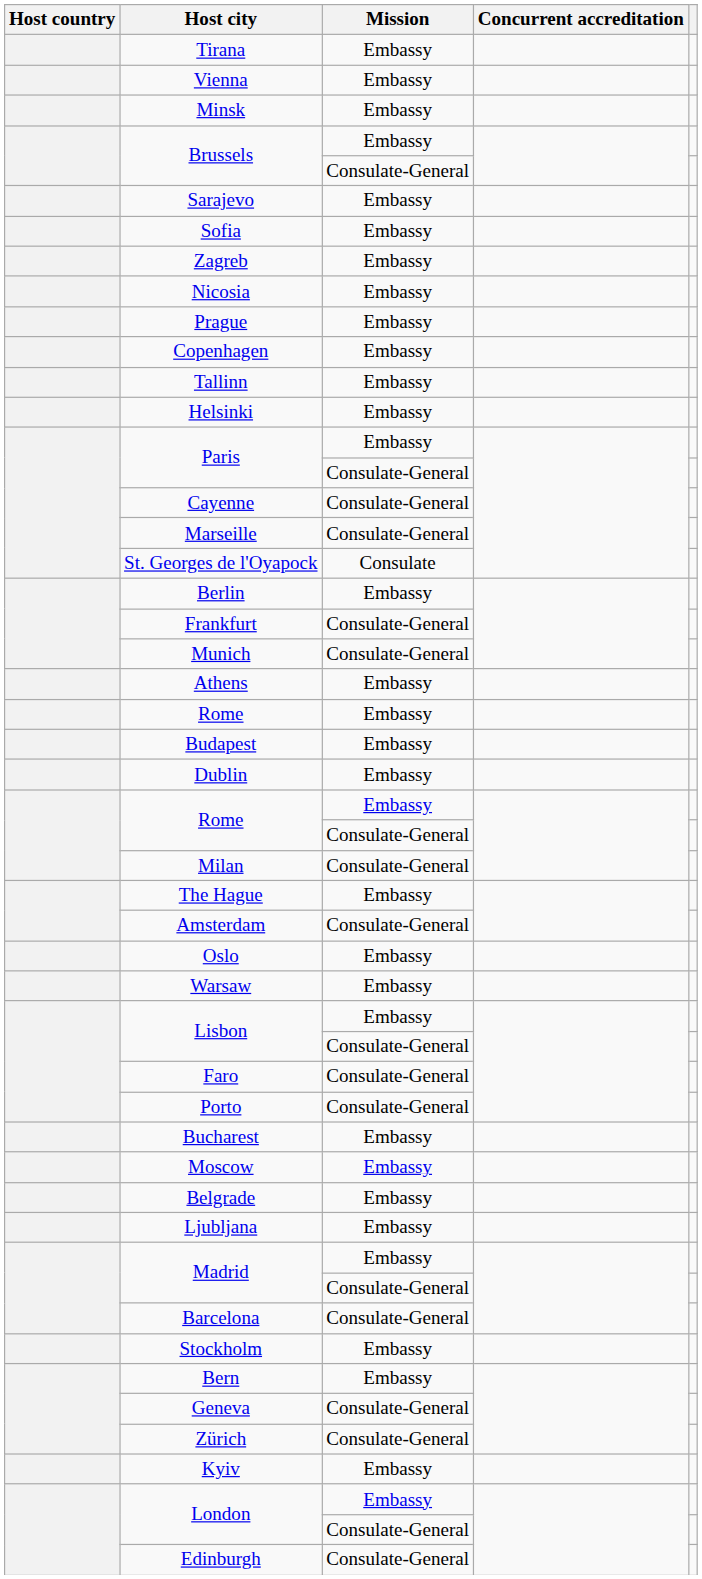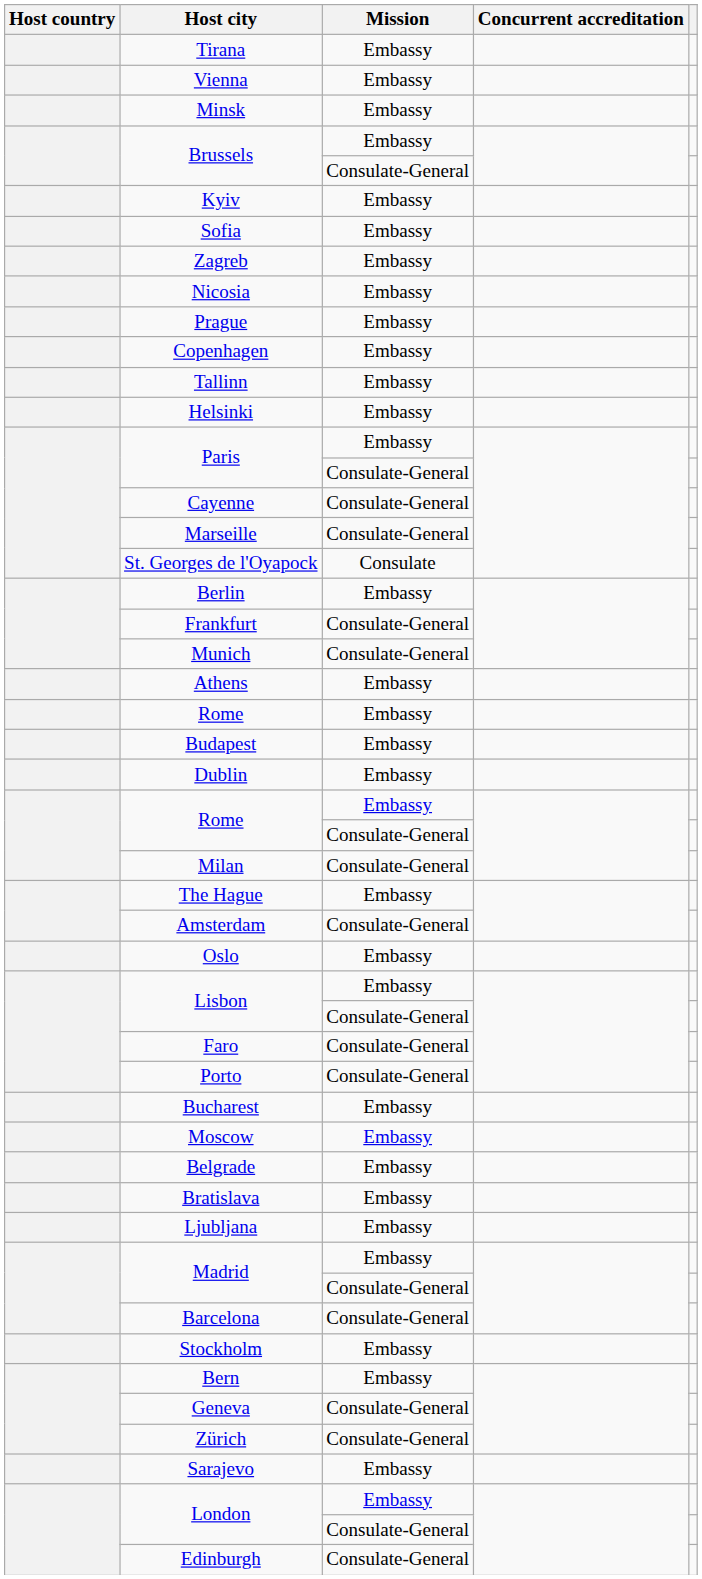rows swapped: (221, 200) <-> (221, 1469)
- row: (221, 985)
+ row: (221, 1197)
